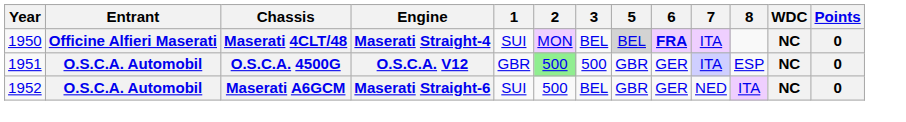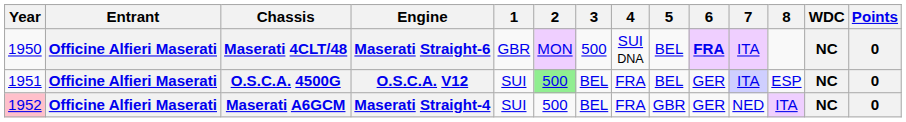+ column: (630, 17)
(422, 41) Maserati Straight-4 -> (422, 49) Maserati Straight-6
(514, 41) SUI -> (514, 49) GBR
(594, 41) BEL -> (594, 49) 500
(632, 41) lightgrey background -> (669, 49) no background
(133, 65) O.S.C.A. Automobil -> (133, 81) Officine Alfieri Maserati
(514, 65) GBR -> (514, 81) SUI
(594, 65) 500 -> (594, 81) BEL
(632, 65) GBR -> (669, 81) BEL
(25, 89) no background -> (25, 105) pink background
(133, 89) O.S.C.A. Automobil -> (133, 105) Officine Alfieri Maserati
(422, 89) Maserati Straight-6 -> (422, 105) Maserati Straight-4
